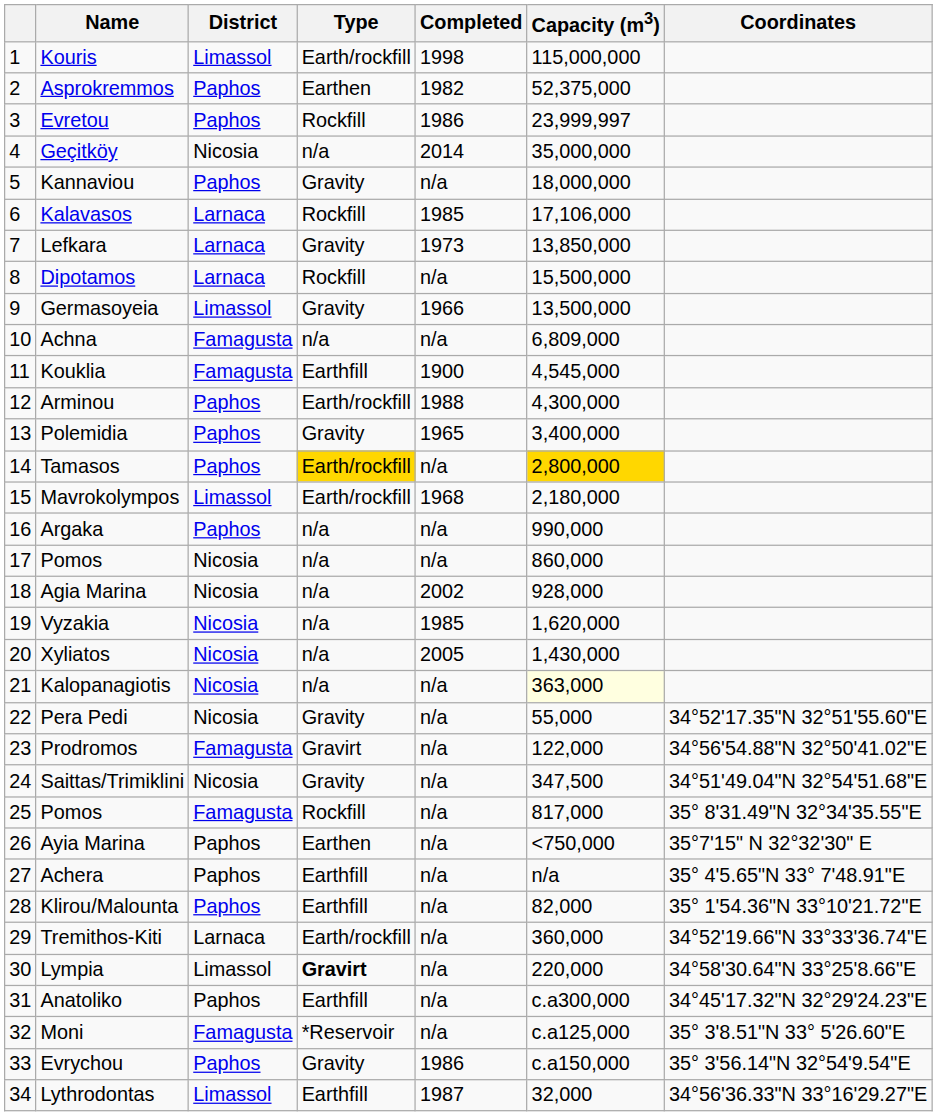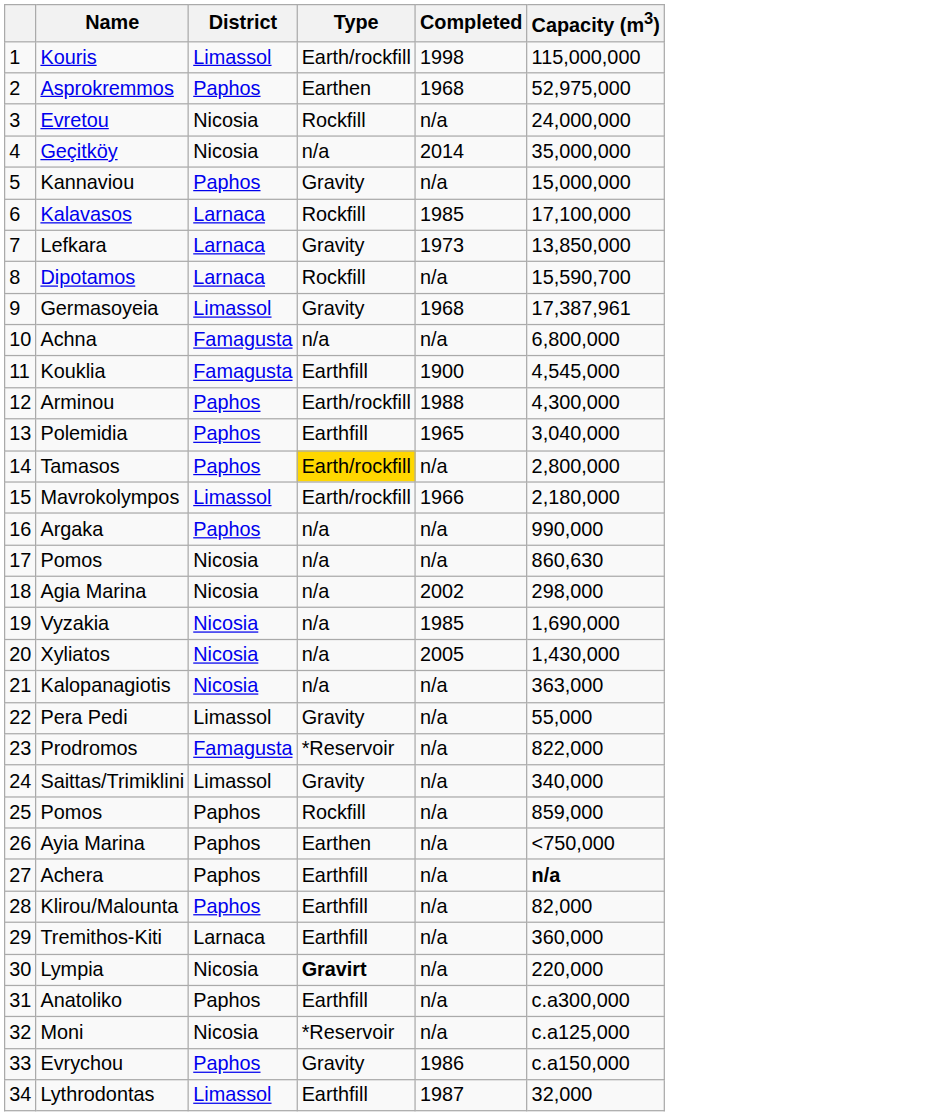- column: (798, 22)
(442, 88) 1982 -> (442, 88) 1968
(581, 88) 52,375,000 -> (581, 88) 52,975,000
(227, 119) Paphos -> (226, 119) Nicosia
(442, 119) 1986 -> (434, 119) n/a
(581, 119) 23,999,997 -> (581, 119) 24,000,000
(581, 182) 18,000,000 -> (581, 182) 15,000,000
(581, 214) 17,106,000 -> (581, 214) 17,100,000
(581, 277) 15,500,000 -> (581, 277) 15,590,700
(442, 308) 1966 -> (442, 308) 1968
(581, 308) 13,500,000 -> (581, 308) 17,387,961
(576, 340) 6,809,000 -> (576, 340) 6,800,000
(333, 434) Gravity -> (335, 434) Earthfill
(576, 434) 3,400,000 -> (576, 434) 3,040,000
(576, 466) gold background -> (576, 466) no background
(442, 497) 1968 -> (442, 497) 1966
(567, 560) 860,000 -> (567, 560) 860,630
(567, 591) 928,000 -> (567, 591) 298,000
(576, 623) 1,620,000 -> (576, 623) 1,690,000
(567, 686) lightyellow background -> (567, 686) no background
(226, 717) Nicosia -> (232, 717) Limassol
(331, 749) Gravirt -> (348, 749) *Reservoir
(567, 749) 122,000 -> (567, 749) 822,000
(226, 780) Nicosia -> (232, 780) Limassol
(567, 780) 347,500 -> (567, 780) 340,000
(243, 812) Famagusta -> (227, 812) Paphos
(567, 812) 817,000 -> (567, 812) 859,000
(545, 875) normal -> (546, 875) bold
(356, 938) Earth/rockfill -> (335, 938) Earthfill
(232, 969) Limassol -> (226, 969) Nicosia
(243, 1032) Famagusta -> (226, 1032) Nicosia
